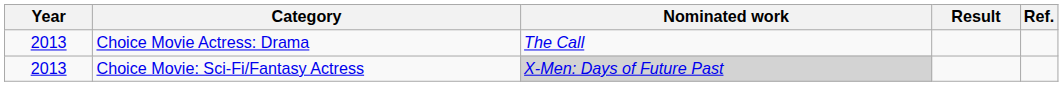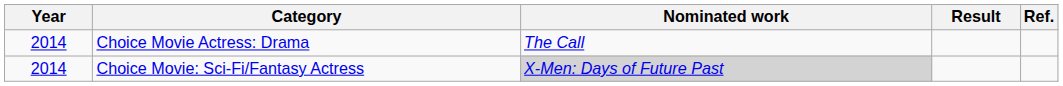(49, 42) 2013 -> (49, 42) 2014
(49, 68) 2013 -> (49, 68) 2014
